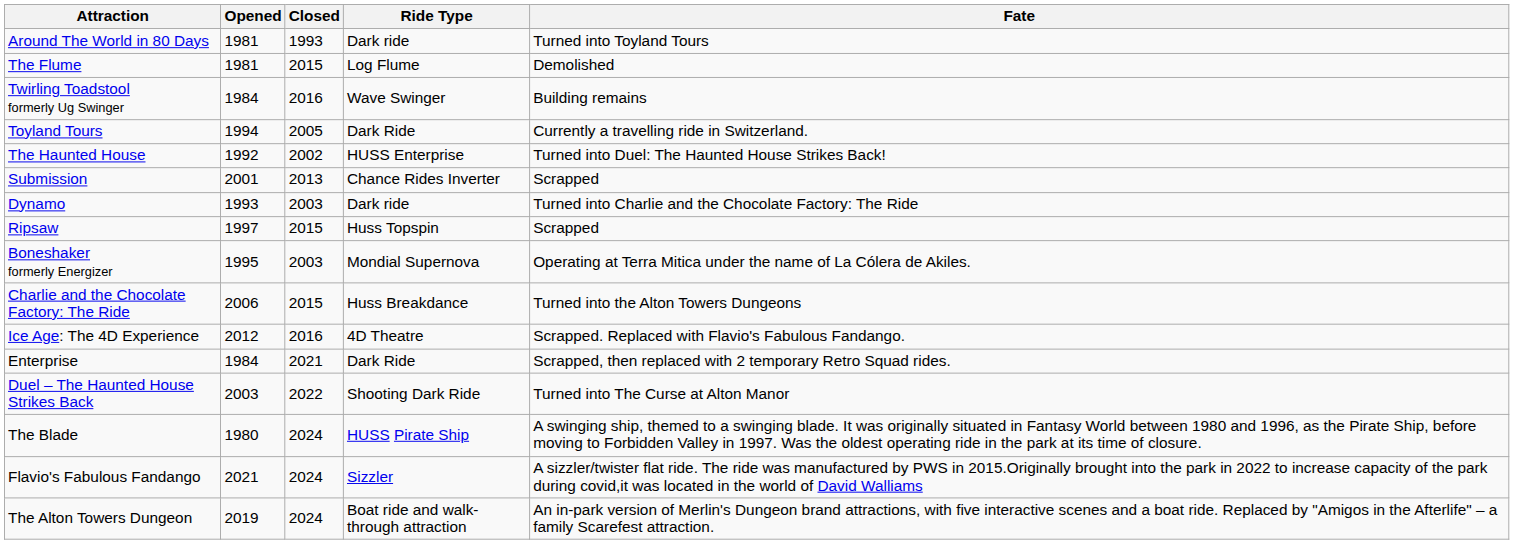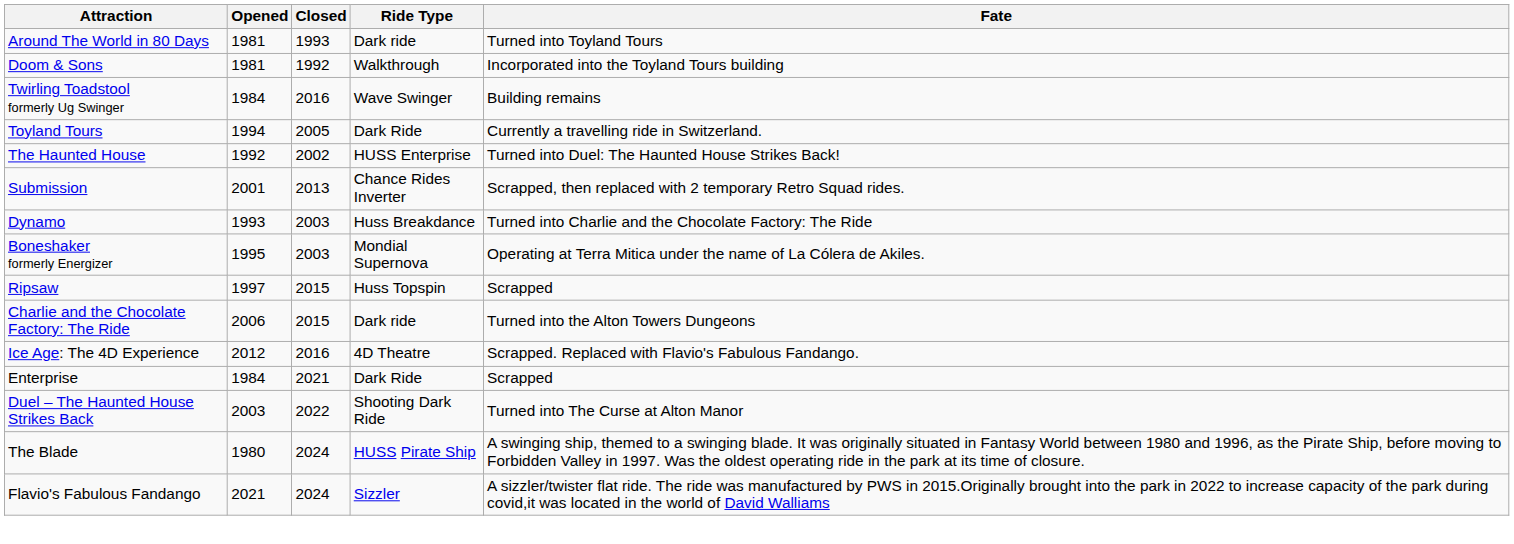+ row: (55, 65)
- row: (45, 65)
(566, 180) Scrapped -> (696, 188) Scrapped, then replaced with 2 temporary Retro Squad rides.
(378, 204) Dark ride -> (414, 221) Huss Breakdance
rows swapped: (60, 261) <-> (33, 228)
(408, 303) Huss Breakdance -> (385, 320) Dark ride
(742, 360) Scrapped, then replaced with 2 temporary Retro Squad rides. -> (520, 378) Scrapped
- row: (100, 518)
